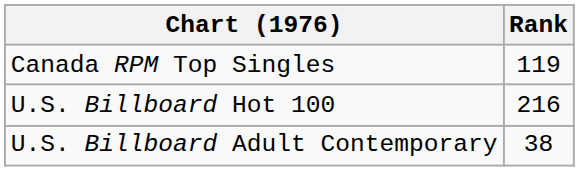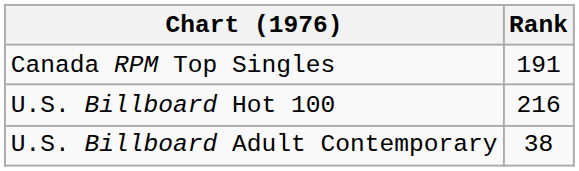(539, 65) 119 -> (539, 65) 191
